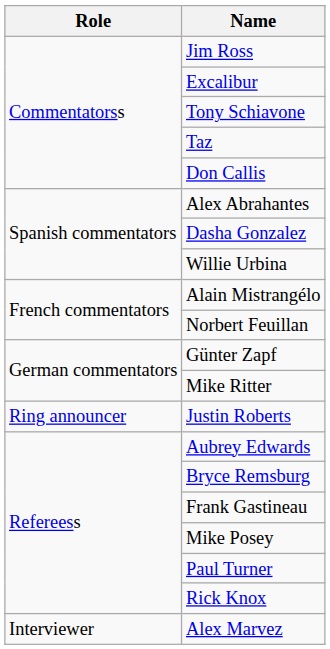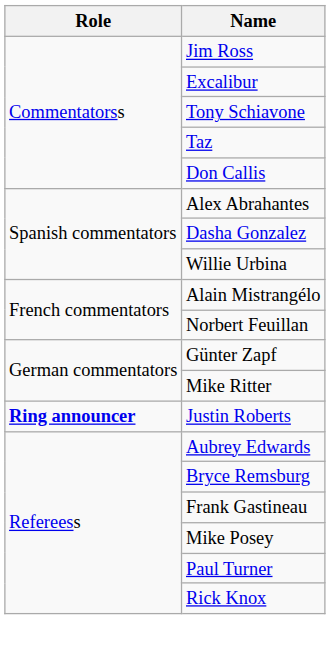(68, 416) normal -> (72, 416) bold
- row: (234, 628)
